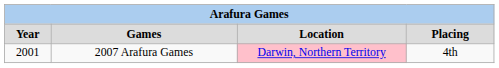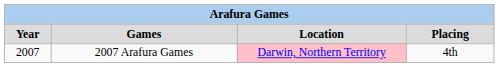(28, 53) 2001 -> (28, 53) 2007
